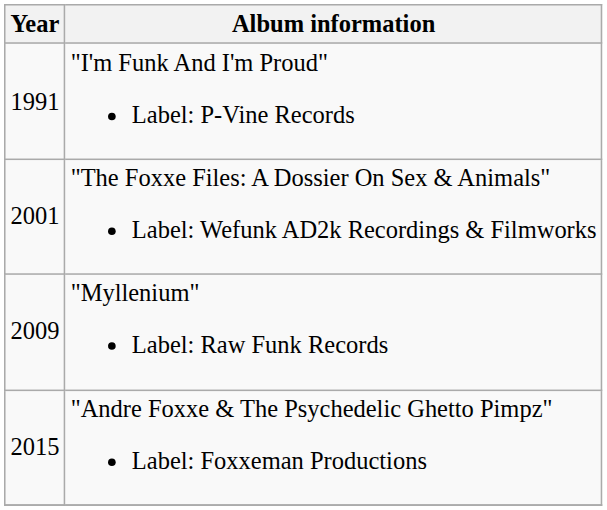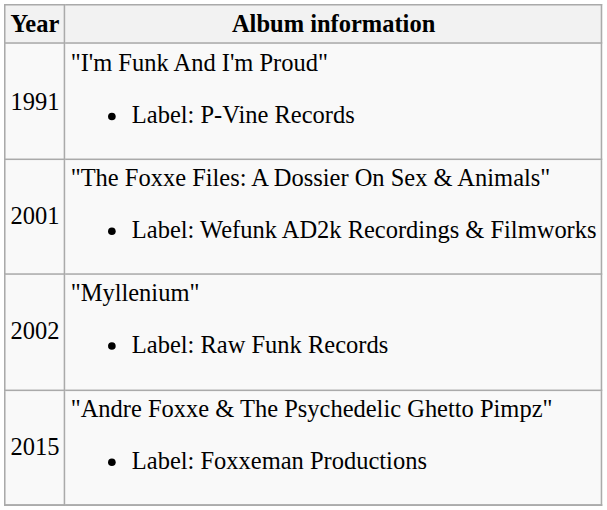(35, 331) 2009 -> (35, 331) 2002
